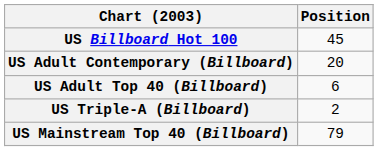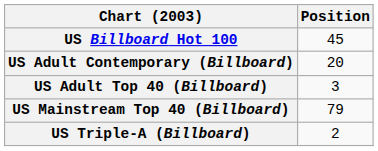(335, 87) 6 -> (335, 87) 3
rows swapped: (151, 134) <-> (151, 110)
